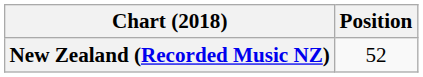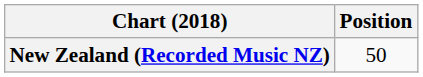(376, 54) 52 -> (376, 54) 50
